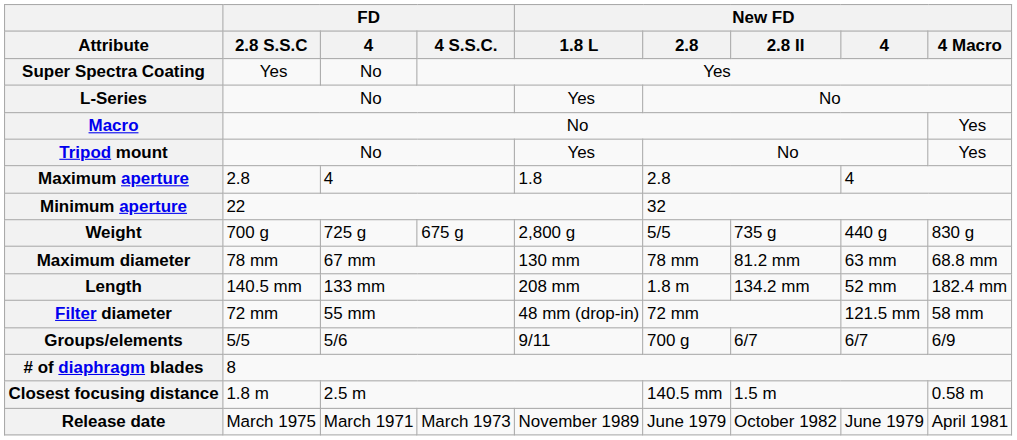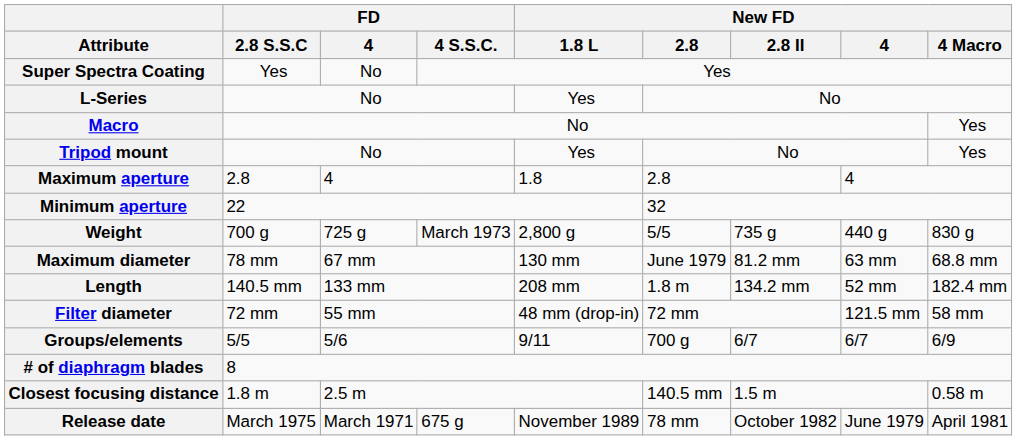(442, 233) 675 g -> (466, 233) March 1973
(673, 260) 78 mm -> (687, 260) June 1979
(466, 421) March 1973 -> (442, 421) 675 g
(687, 421) June 1979 -> (673, 421) 78 mm
